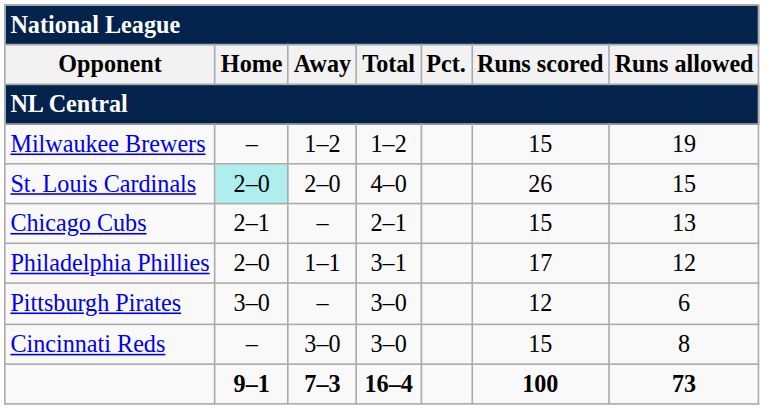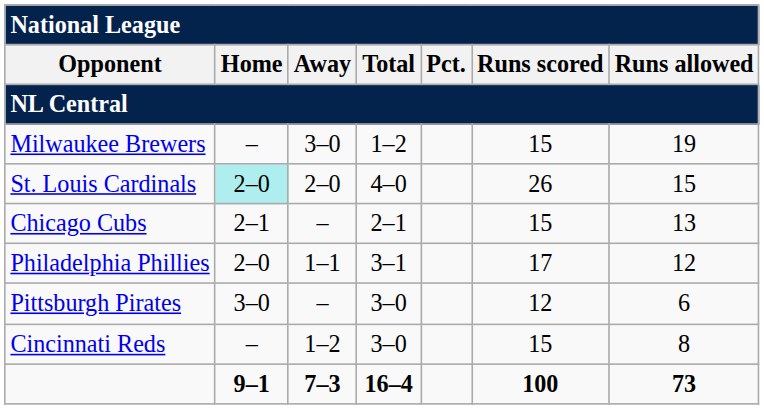(322, 144) 1–2 -> (322, 144) 3–0
(322, 343) 3–0 -> (322, 343) 1–2
